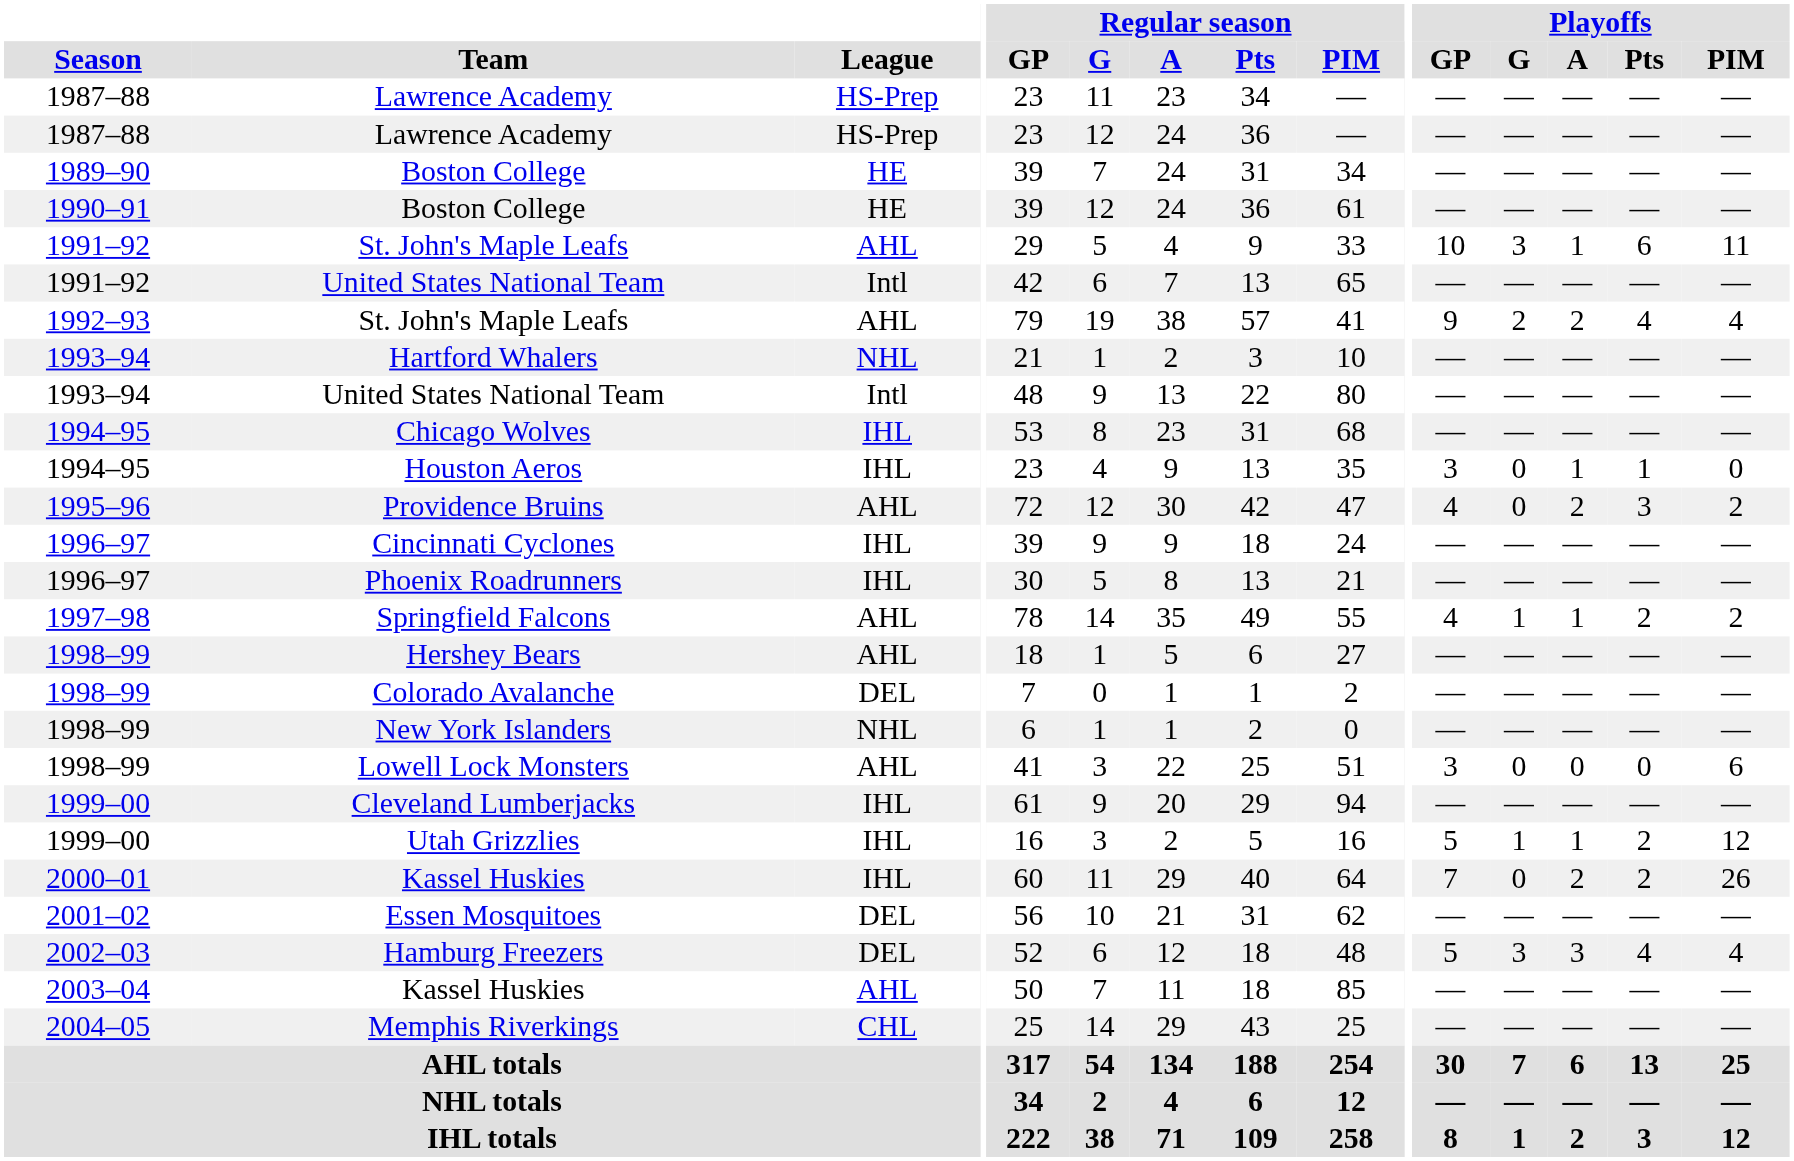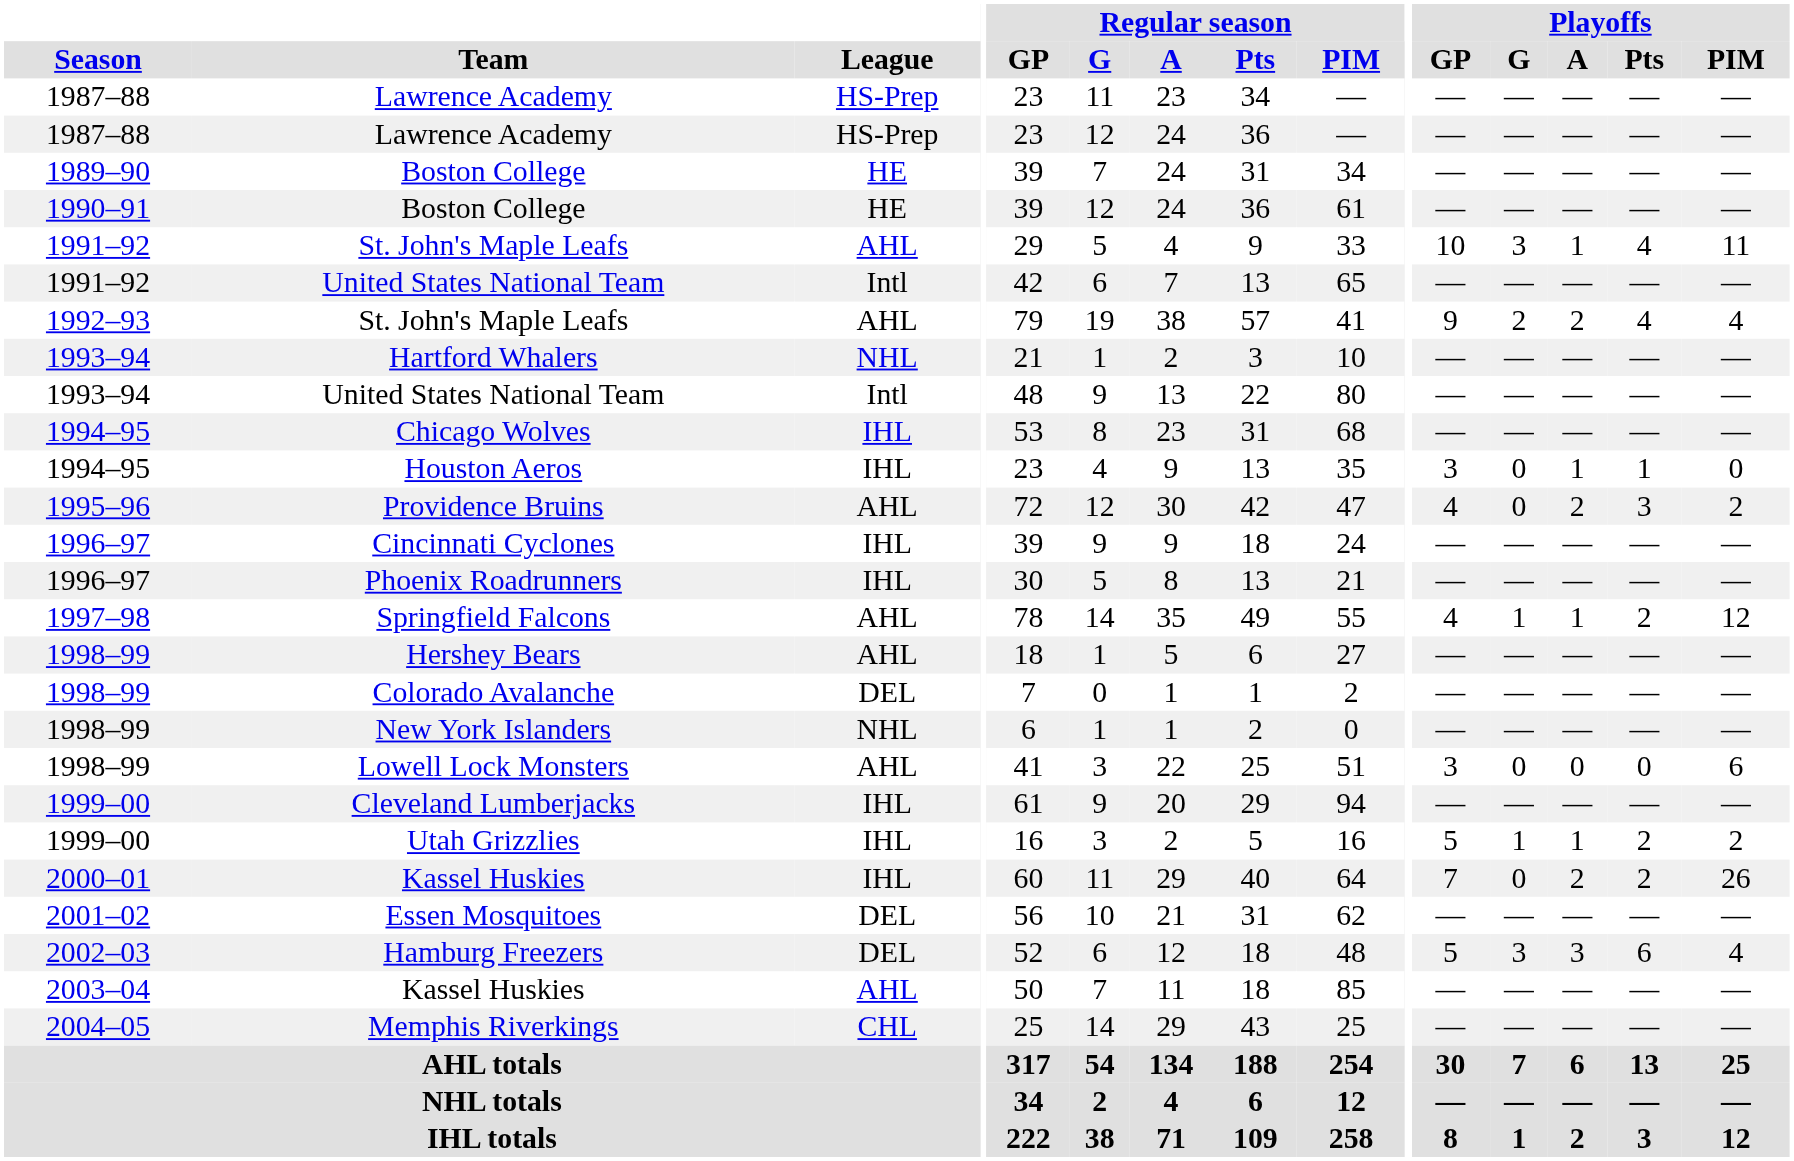(1644, 245) 6 -> (1644, 245) 4
(1736, 617) 2 -> (1736, 617) 12
(1736, 840) 12 -> (1736, 840) 2
(1644, 952) 4 -> (1644, 952) 6
